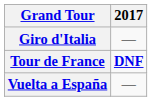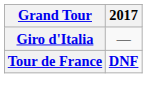- row: (58, 84)
